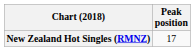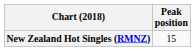(171, 38) 17 -> (171, 38) 15
